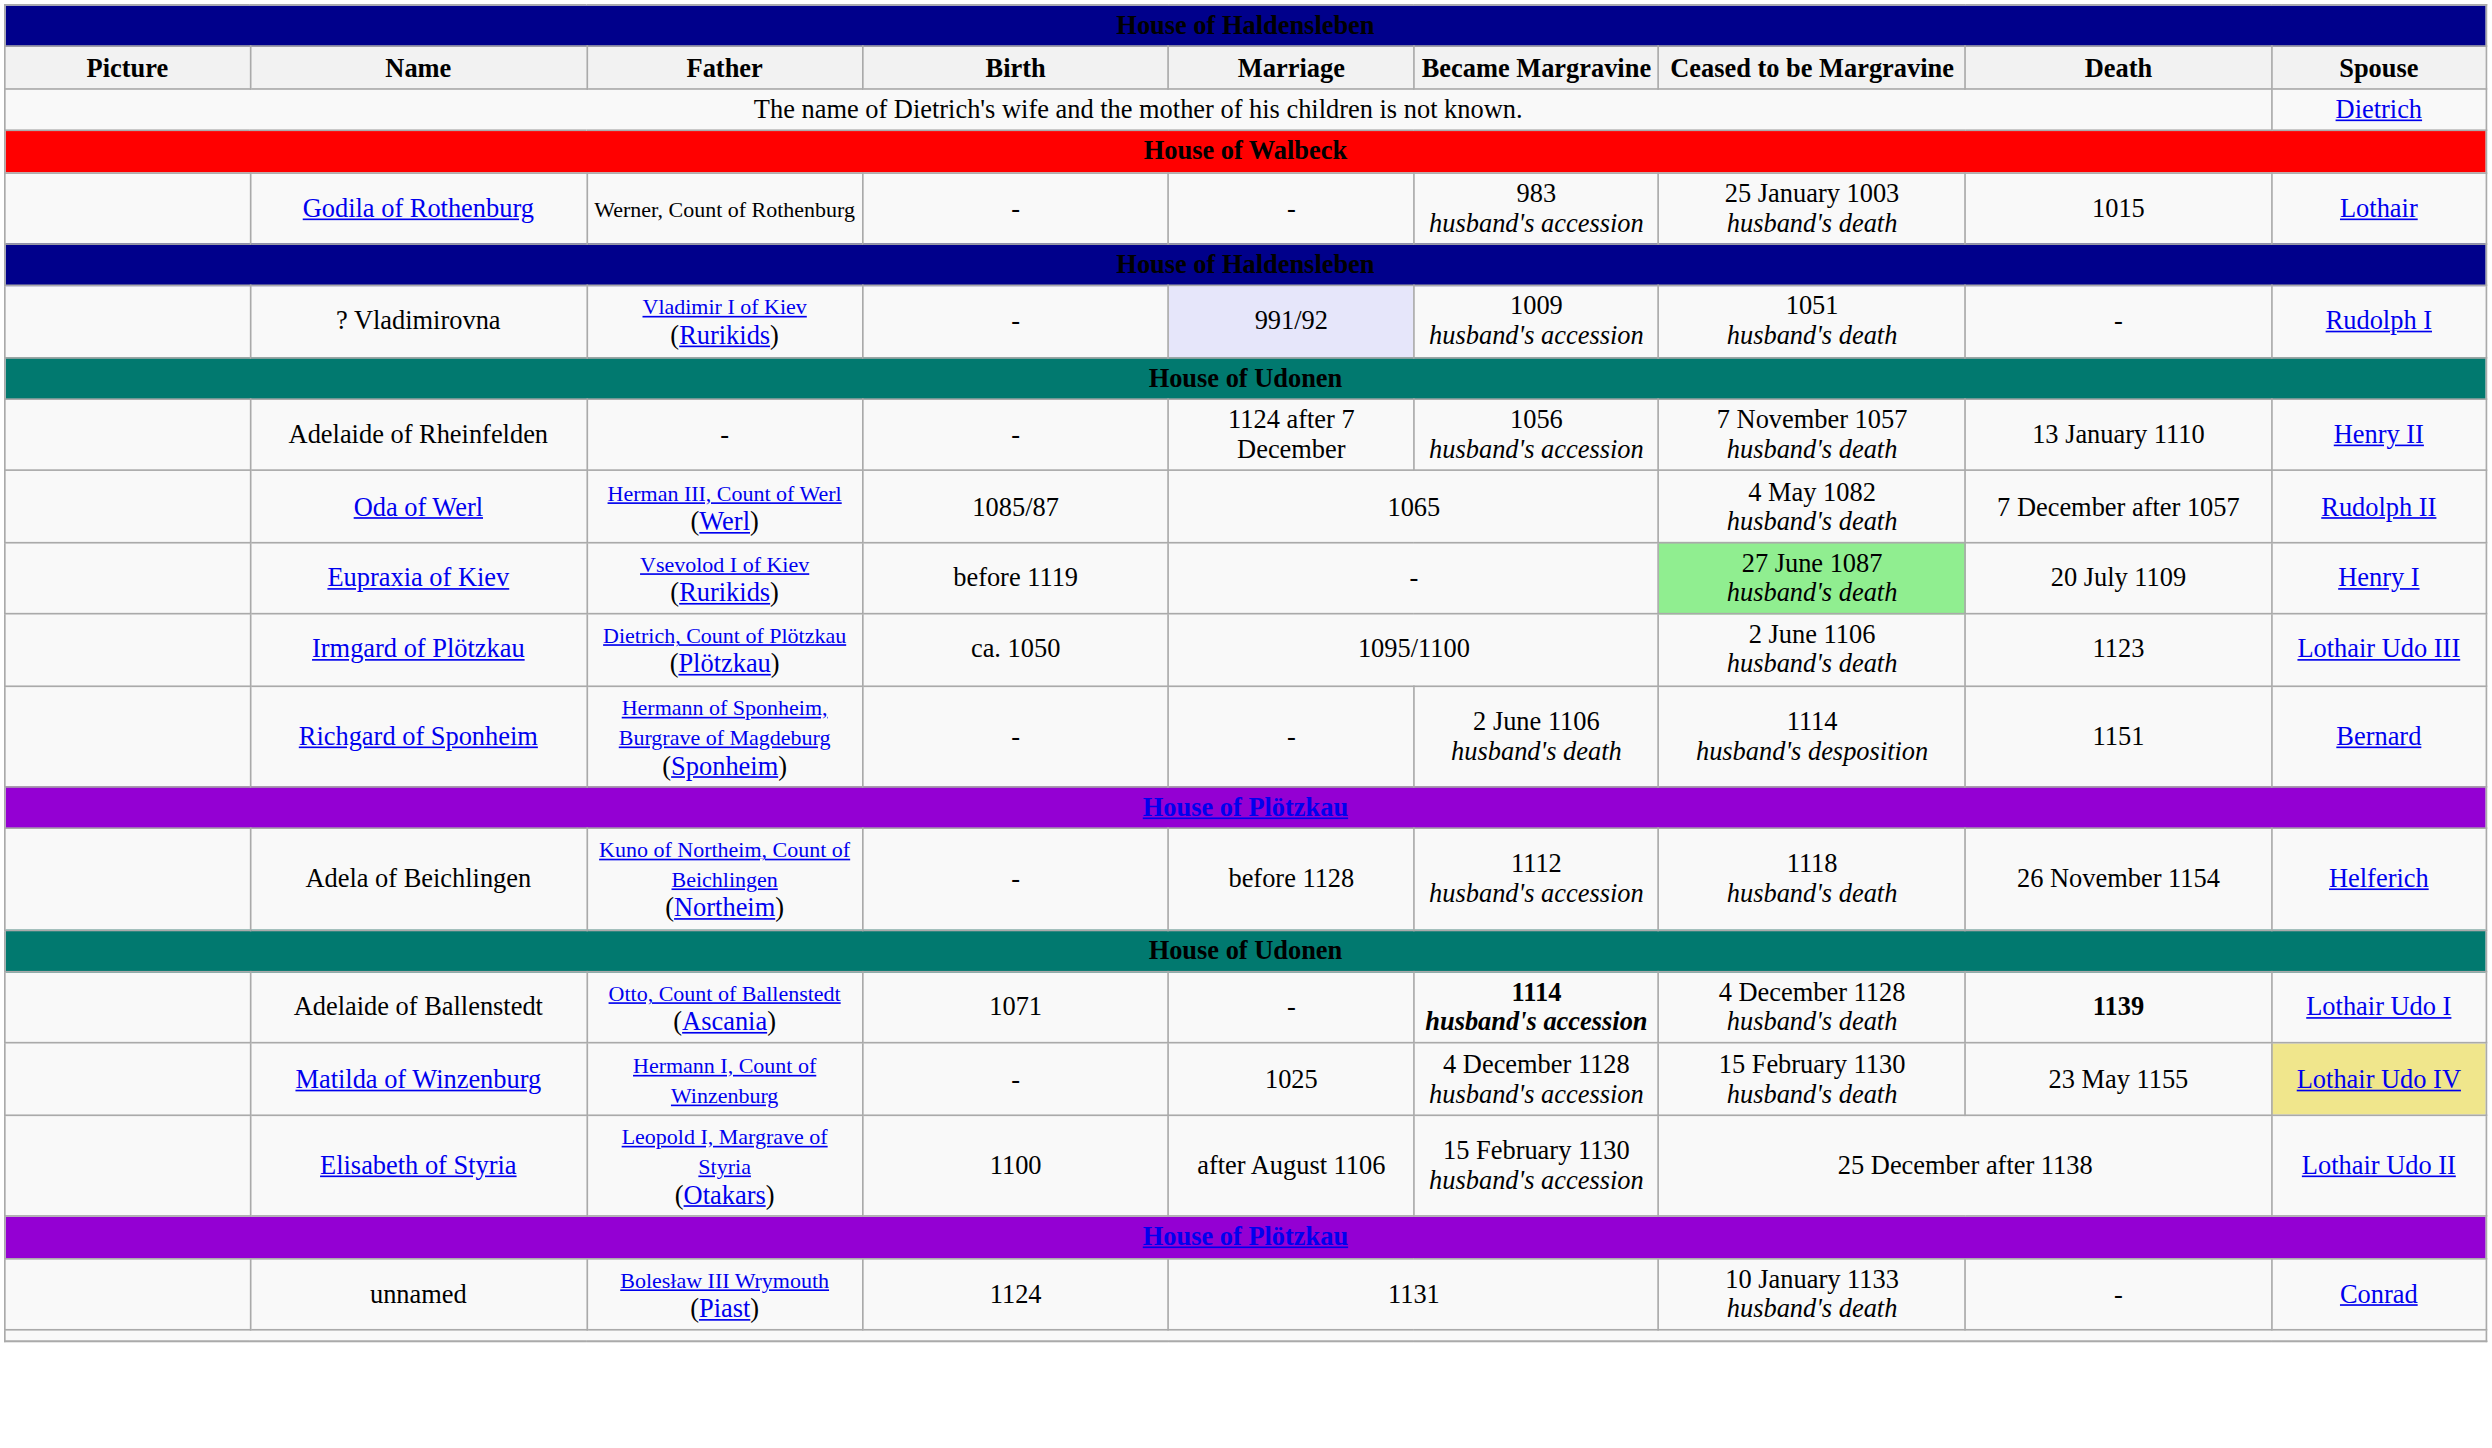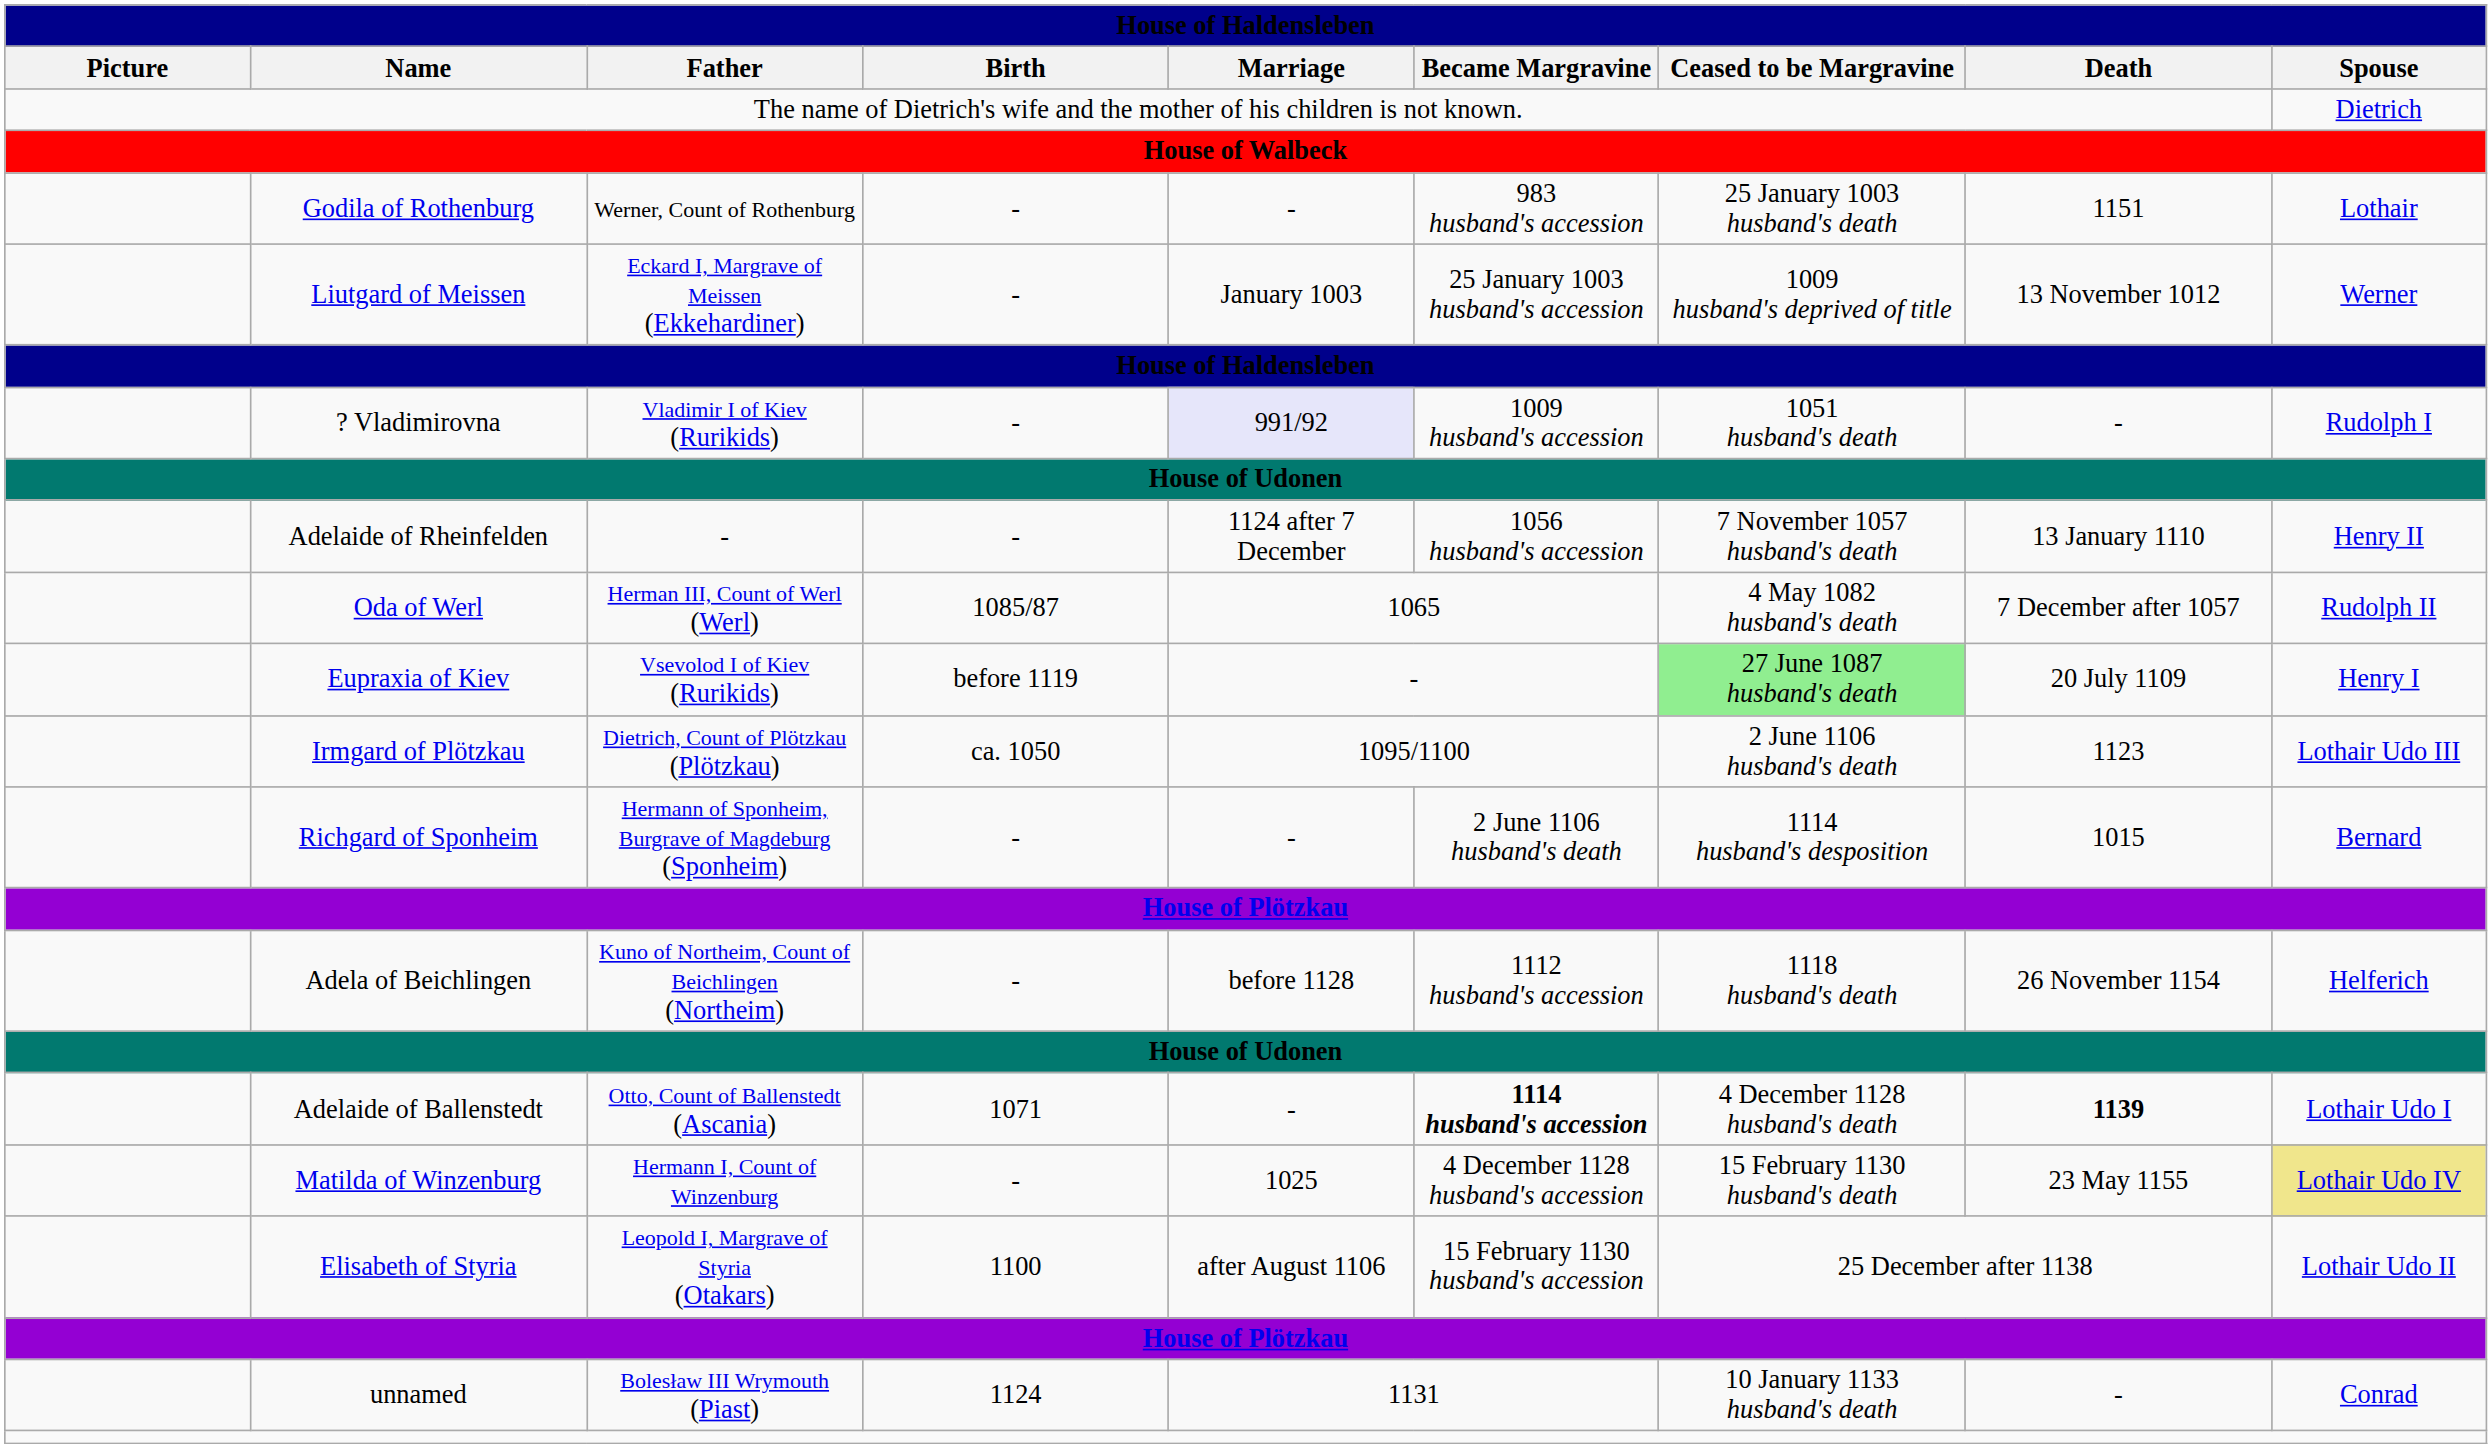(2118, 207) 1015 -> (2118, 207) 1151
+ row: (418, 294)
(2118, 735) 1151 -> (2118, 837) 1015
